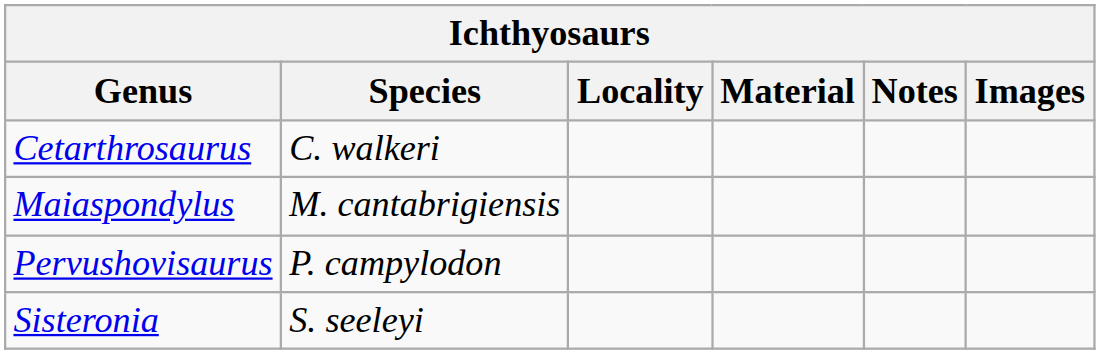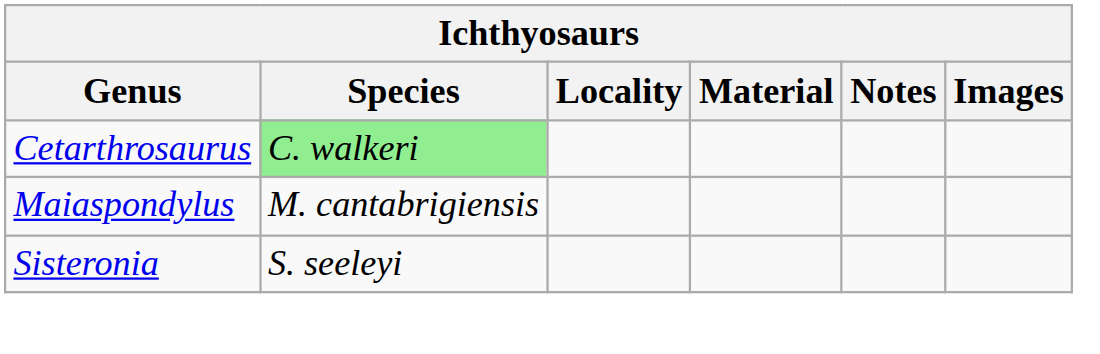(365, 147) no background -> (343, 147) lightgreen background
- row: (143, 262)
